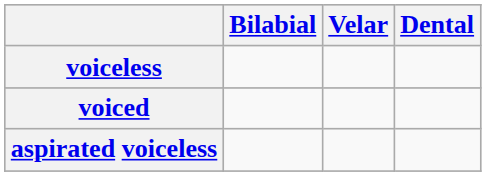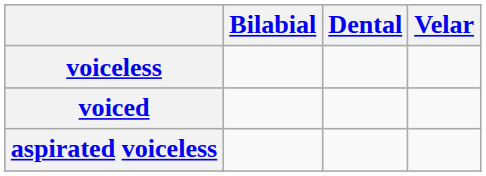columns swapped: (437, 25) <-> (358, 25)
